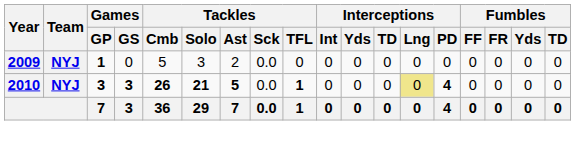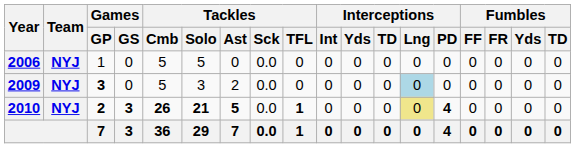+ row: (24, 62)
(101, 62) 1 -> (101, 85) 3
(417, 62) no background -> (417, 85) lightblue background
(101, 85) 3 -> (101, 108) 2
